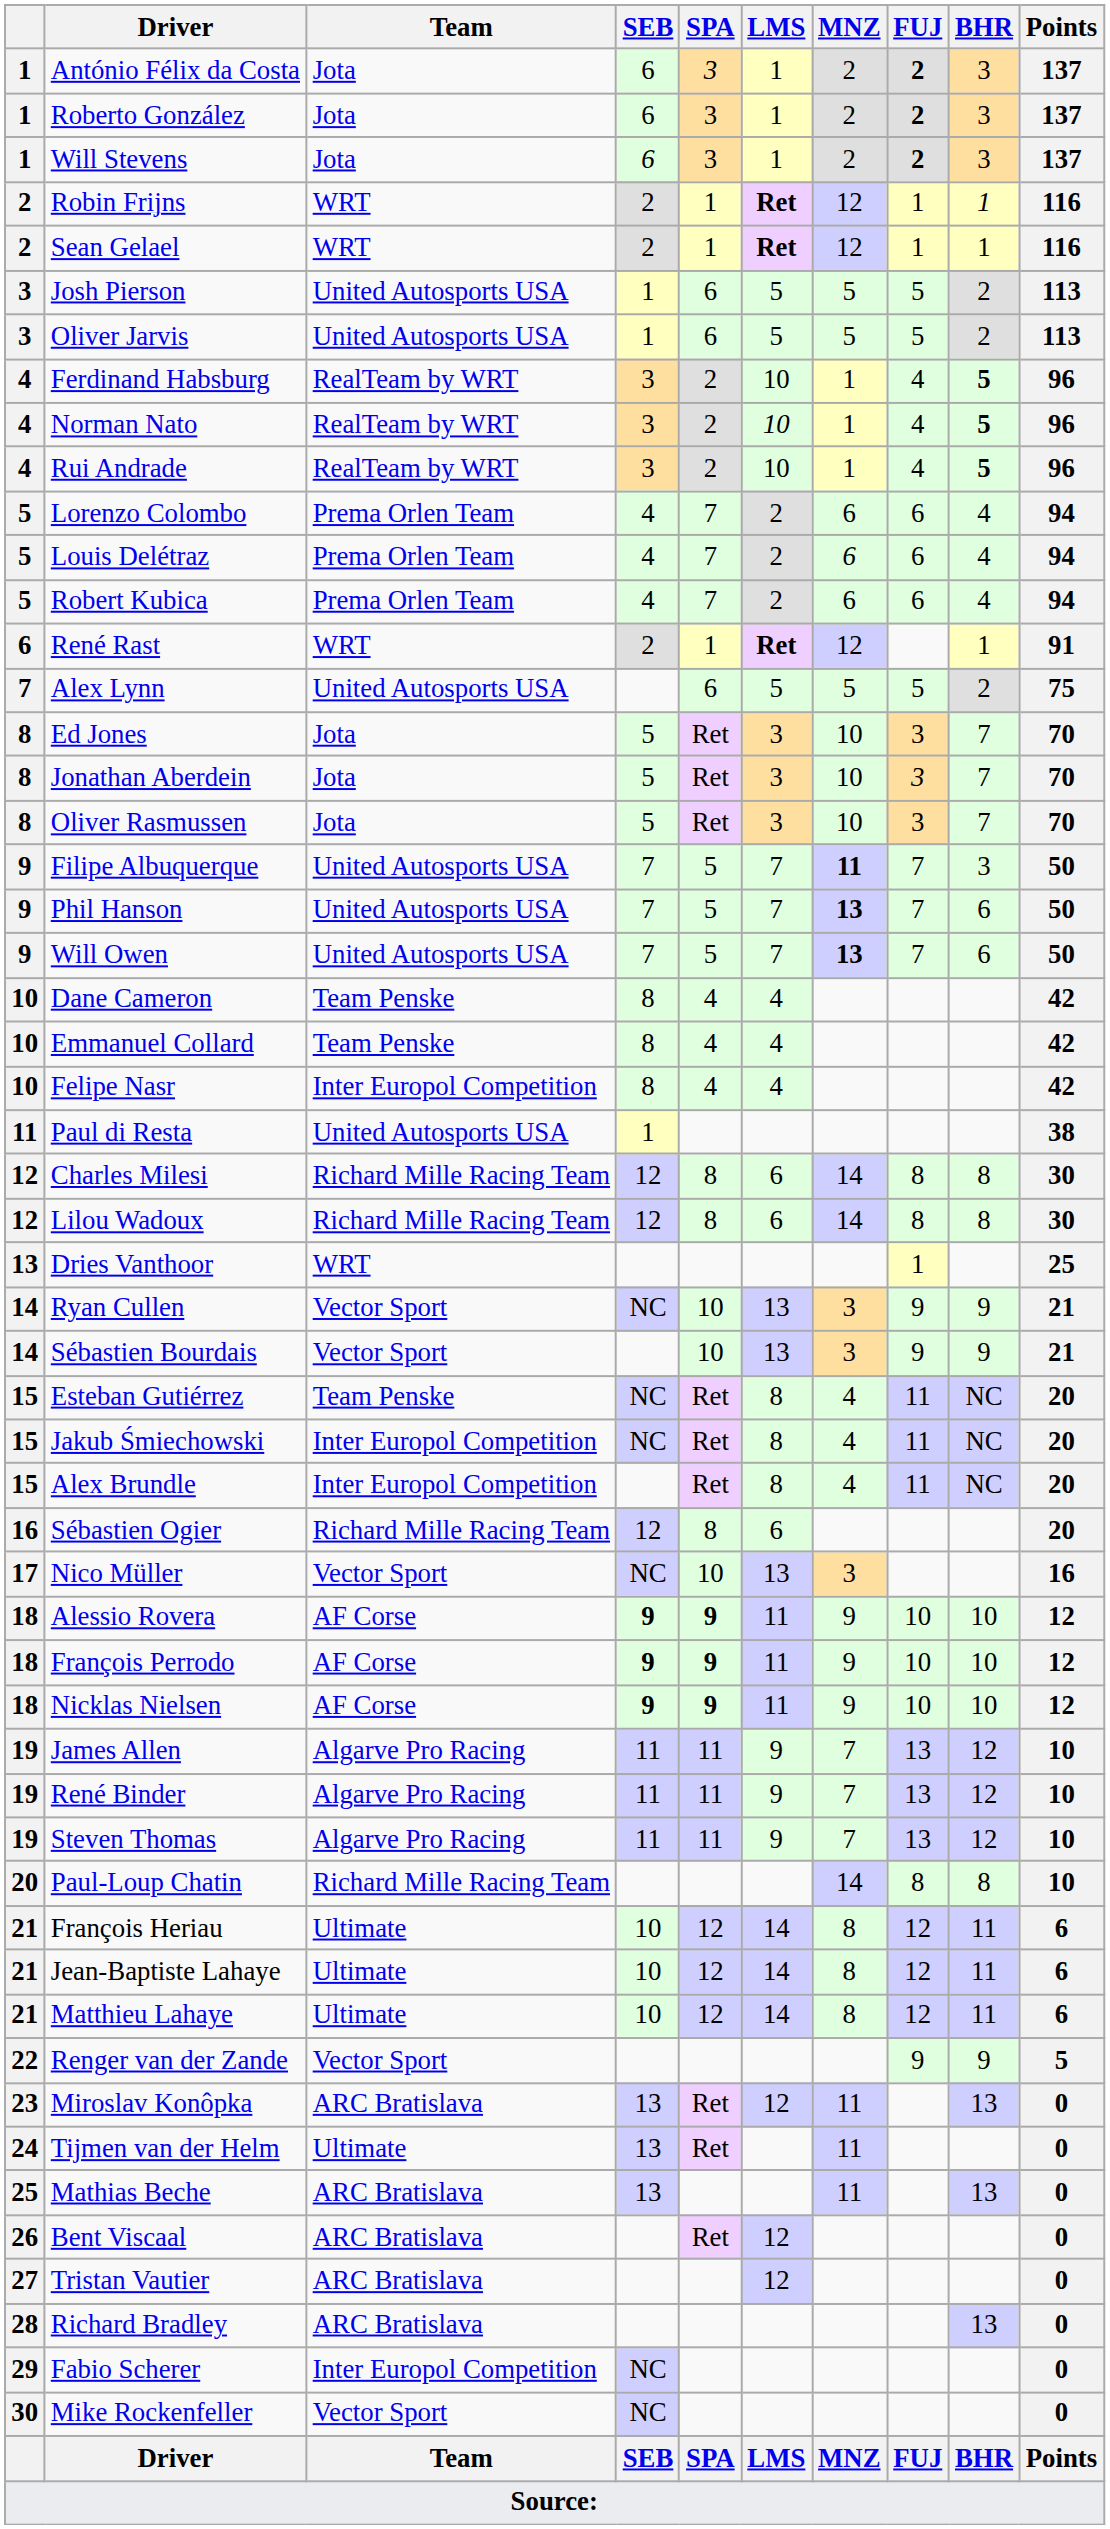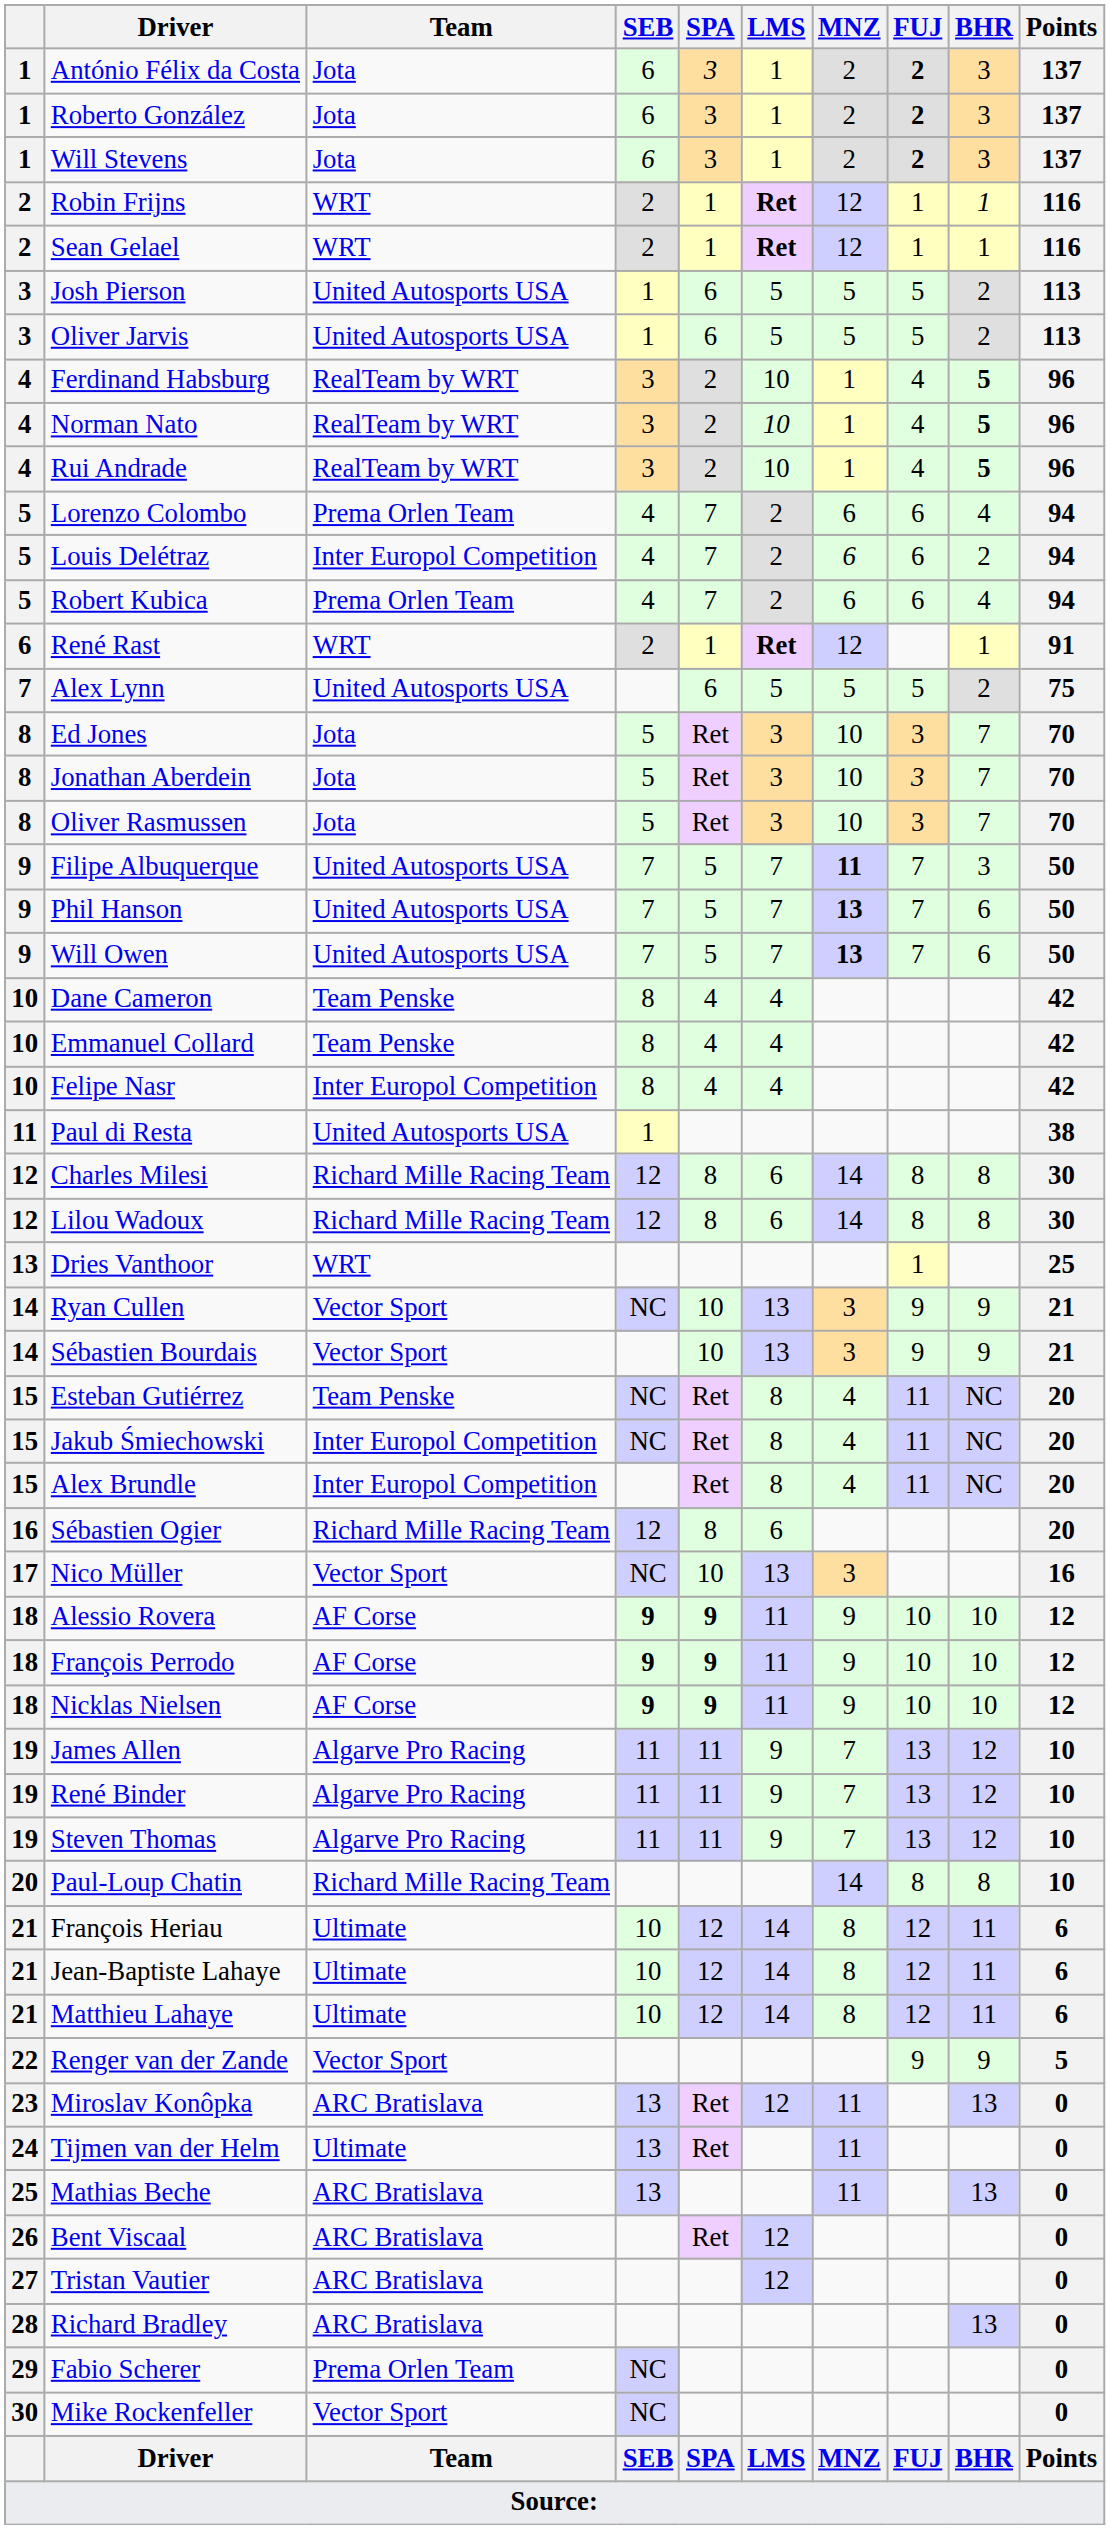(413, 556) Prema Orlen Team -> (455, 556) Inter Europol Competition
(984, 556) 4 -> (984, 556) 2
(455, 2368) Inter Europol Competition -> (413, 2368) Prema Orlen Team
